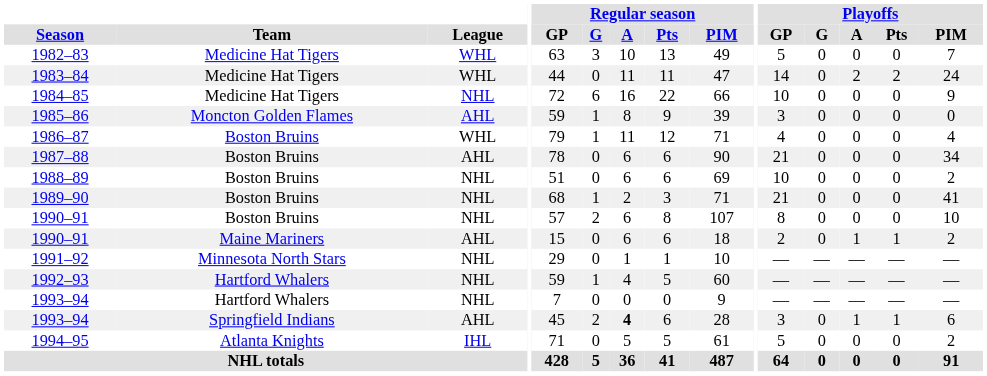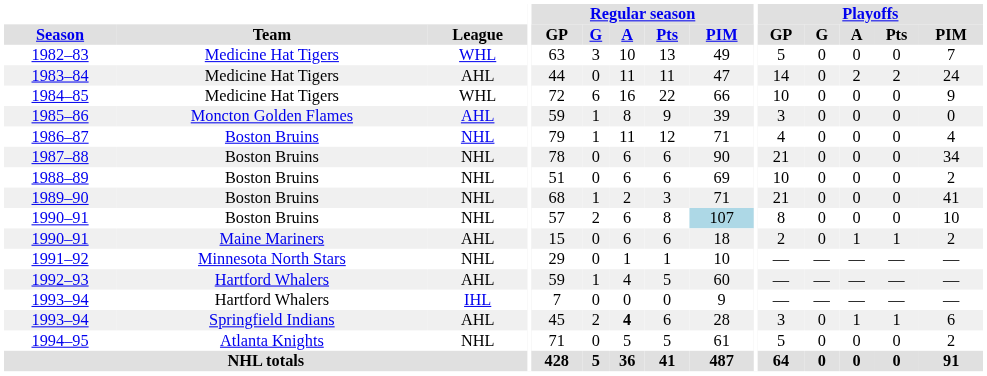(478, 75) WHL -> (478, 75) AHL
(478, 95) NHL -> (478, 95) WHL
(478, 136) WHL -> (478, 136) NHL
(478, 156) AHL -> (478, 156) NHL
(722, 218) no background -> (722, 218) lightblue background
(478, 279) NHL -> (478, 279) AHL
(478, 299) NHL -> (478, 299) IHL
(478, 340) IHL -> (478, 340) NHL
